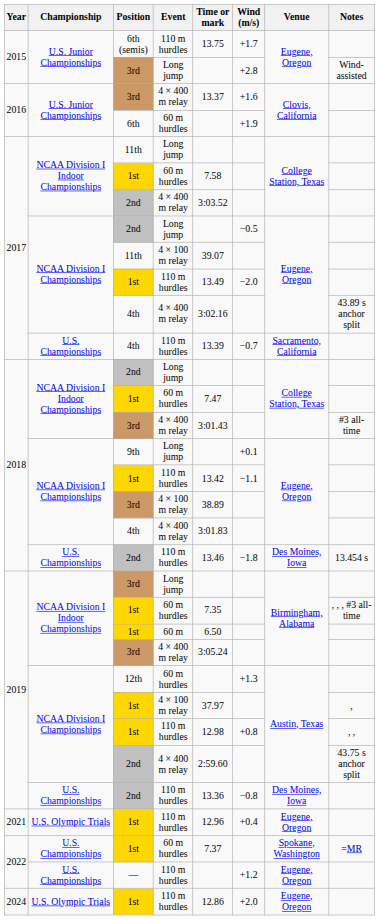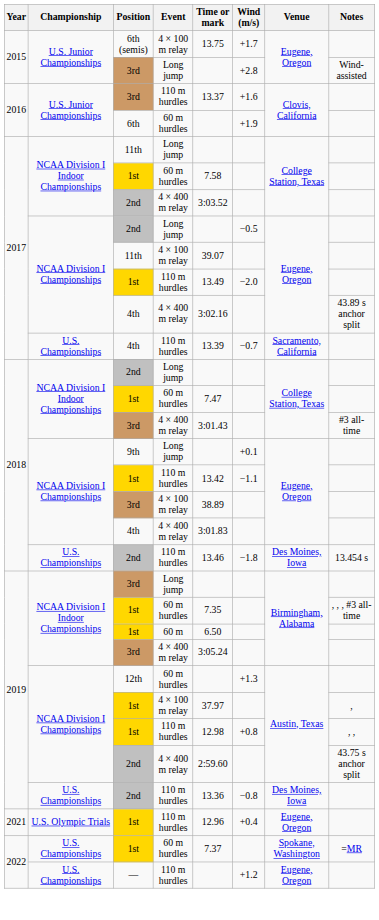(173, 44) 110 m hurdles -> (173, 44) 4 × 100 m relay
(173, 97) 4 × 400 m relay -> (173, 97) 110 m hurdles
- row: (16, 901)
